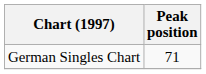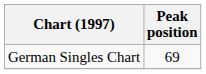(172, 56) 71 -> (172, 56) 69
